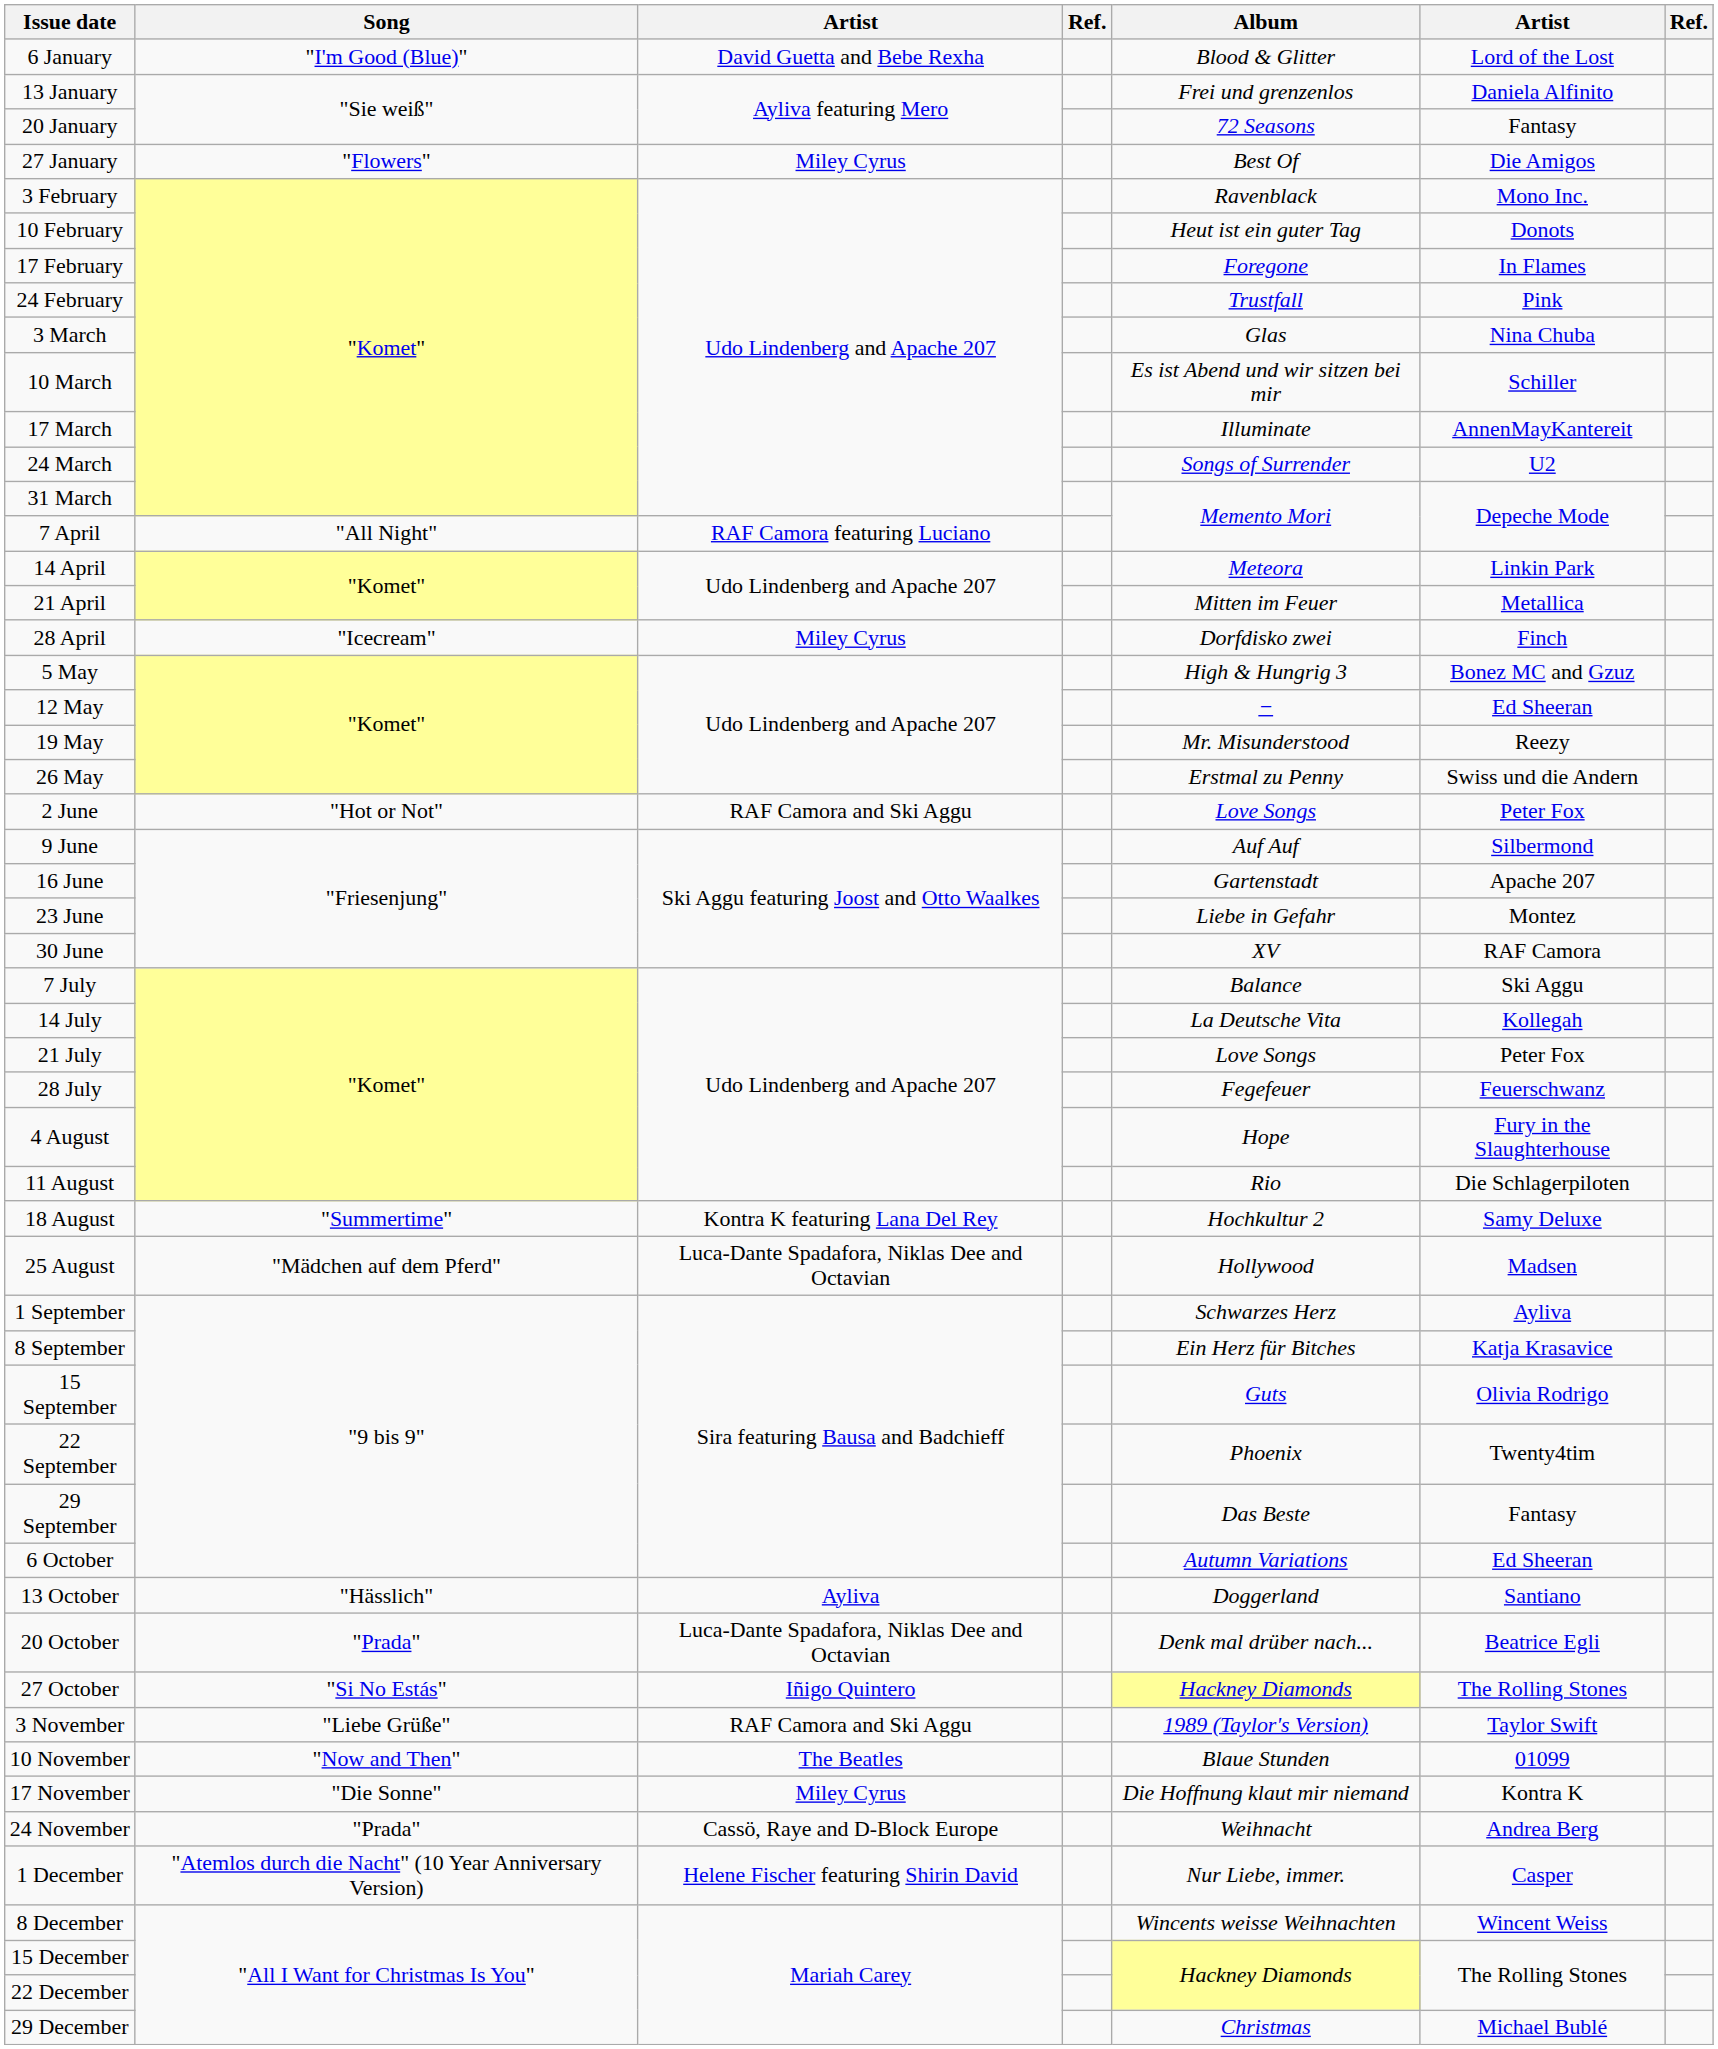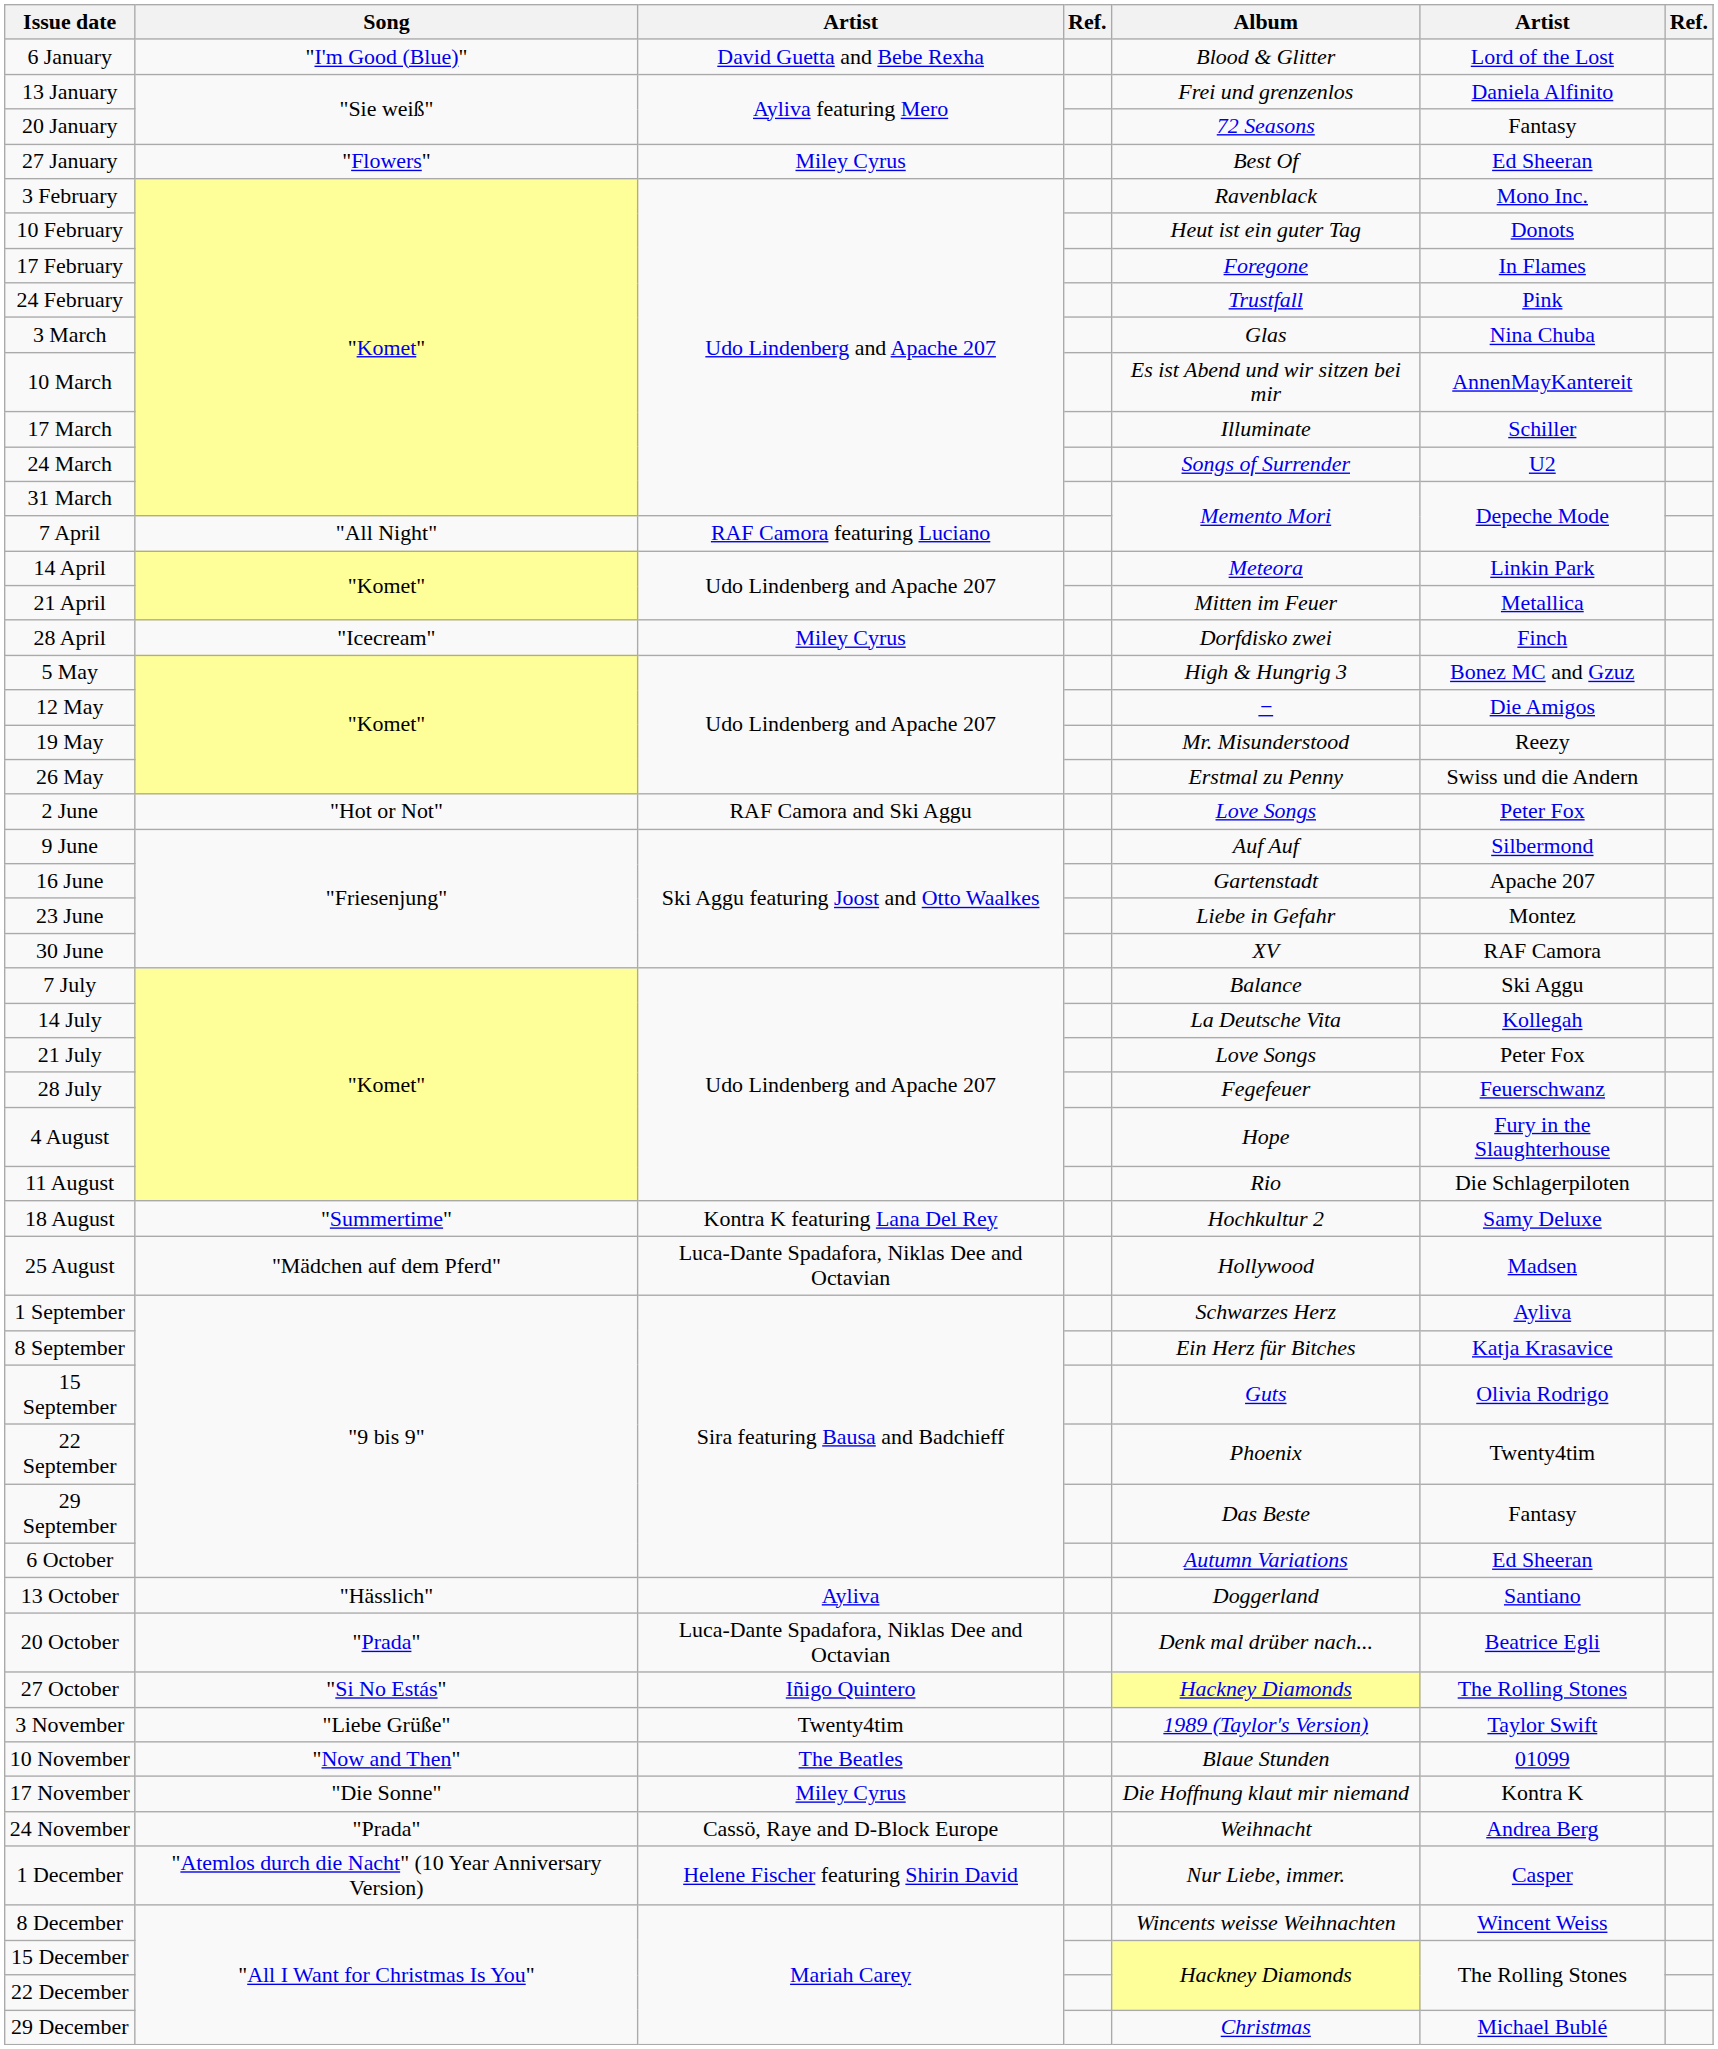(1542, 160) Die Amigos -> (1542, 160) Ed Sheeran
(1542, 381) Schiller -> (1542, 381) AnnenMayKantereit
(1542, 428) AnnenMayKantereit -> (1542, 428) Schiller
(1542, 707) Ed Sheeran -> (1542, 707) Die Amigos
(851, 1724) RAF Camora and Ski Aggu -> (851, 1724) Twenty4tim
